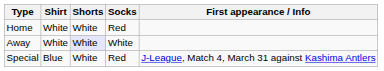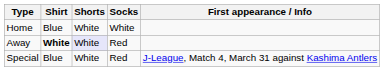(56, 27) White -> (53, 27) Blue
(117, 27) Red -> (122, 27) White
(56, 43) normal -> (56, 43) bold
(120, 43) White -> (118, 43) Red
